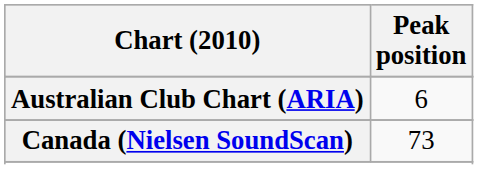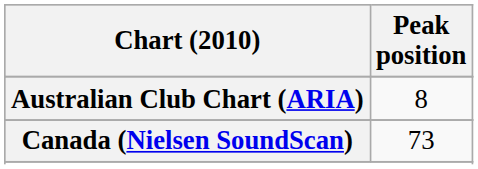(421, 98) 6 -> (421, 98) 8
